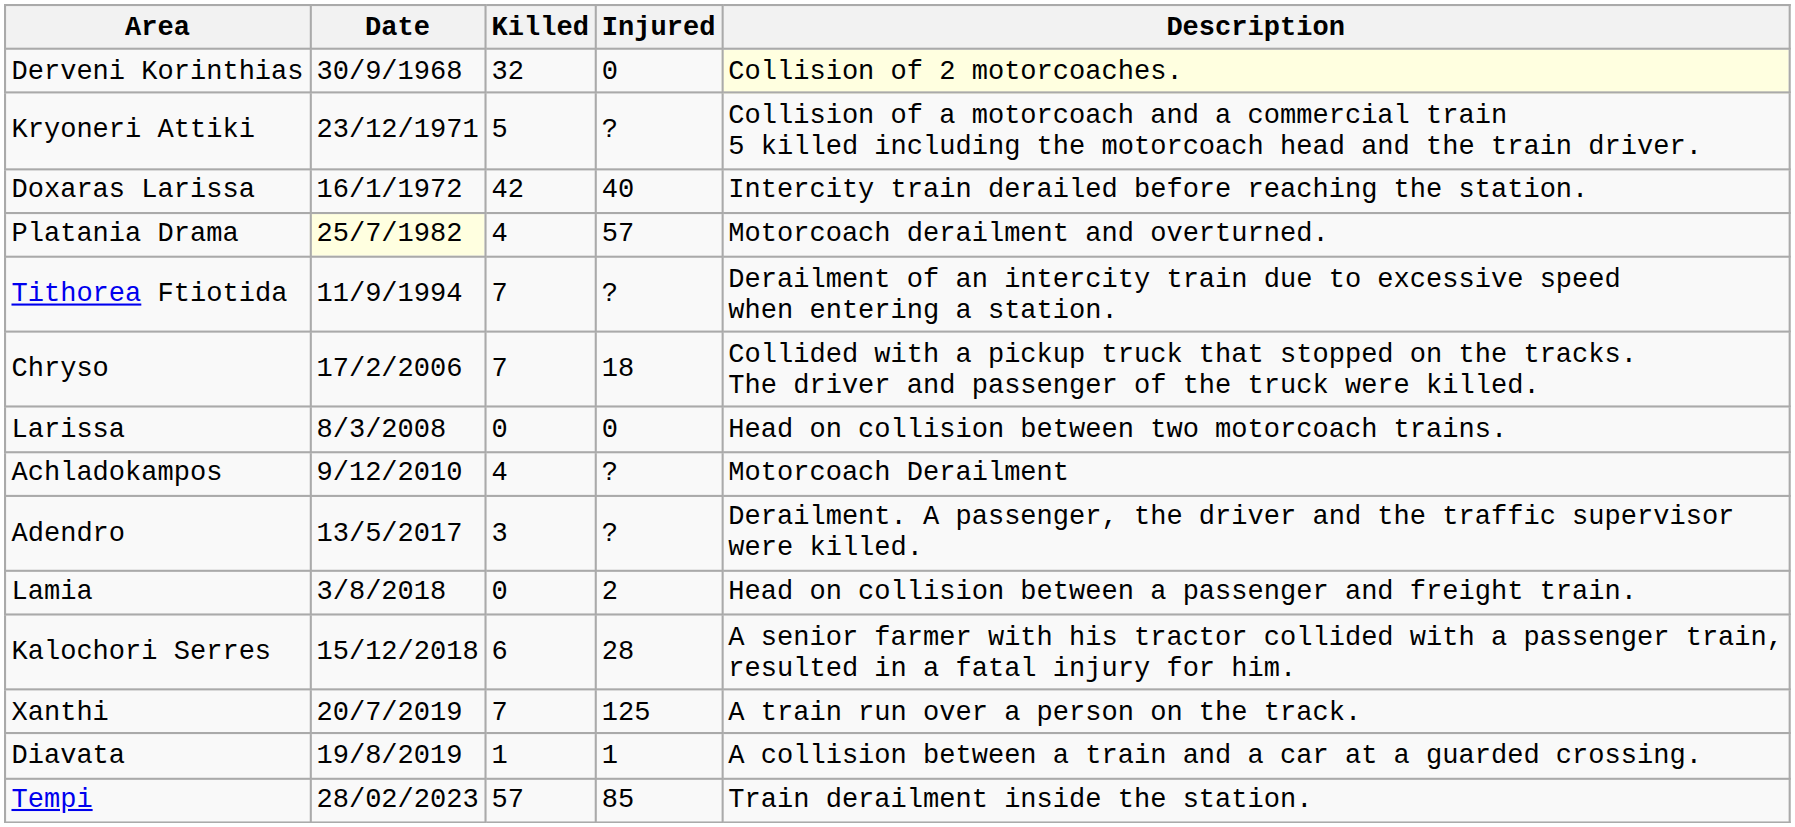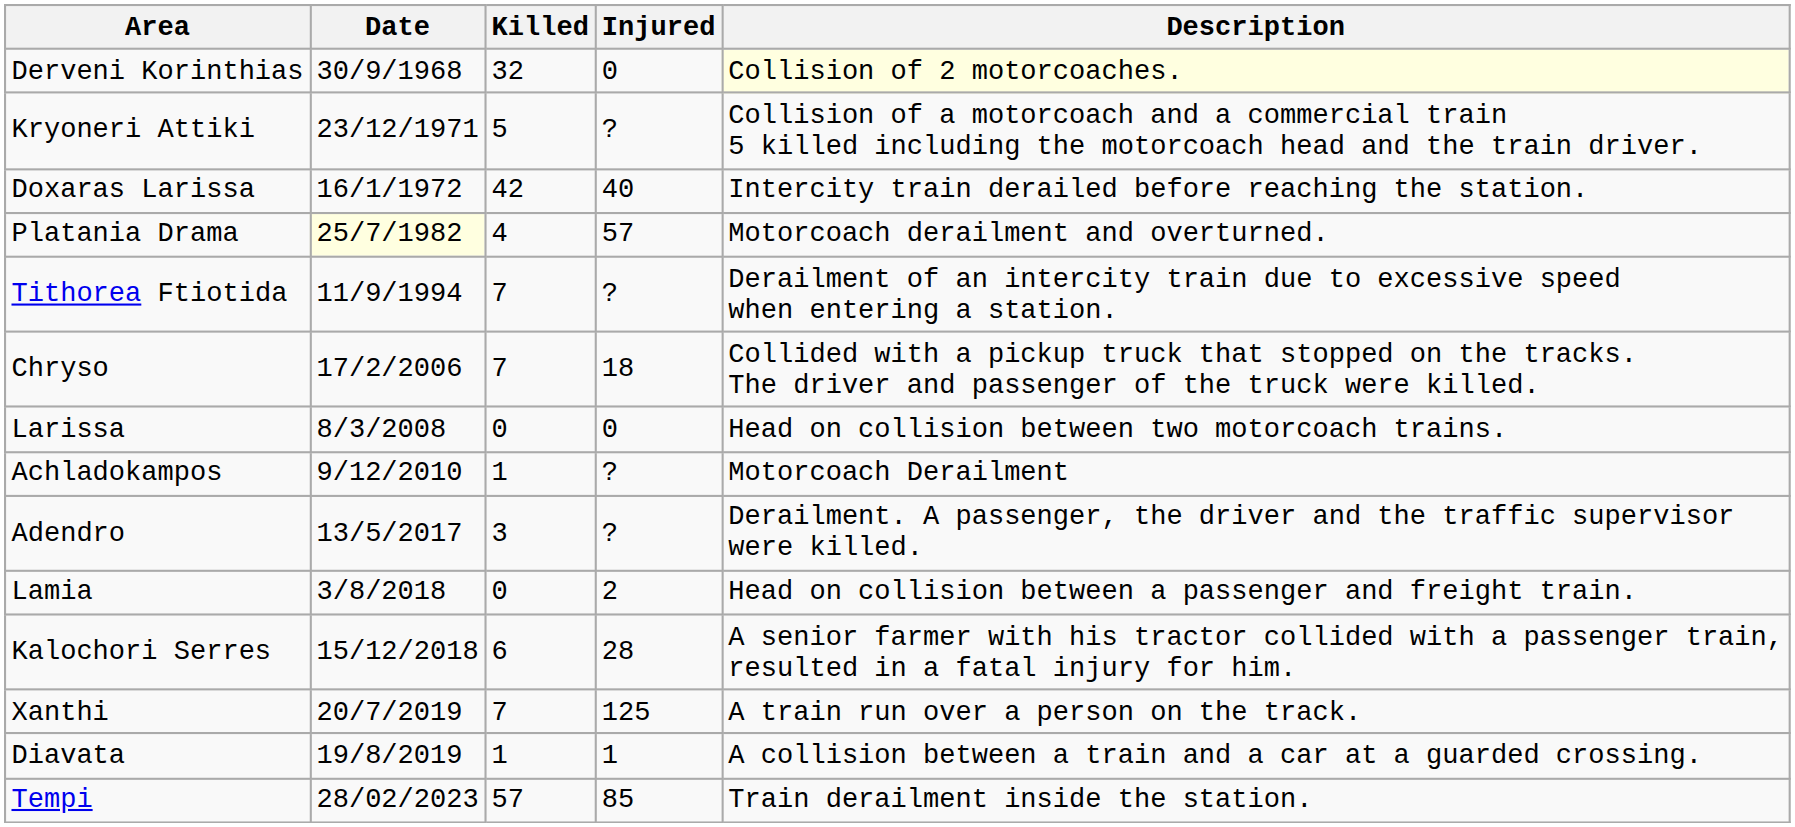(500, 473) 4 -> (500, 473) 1
